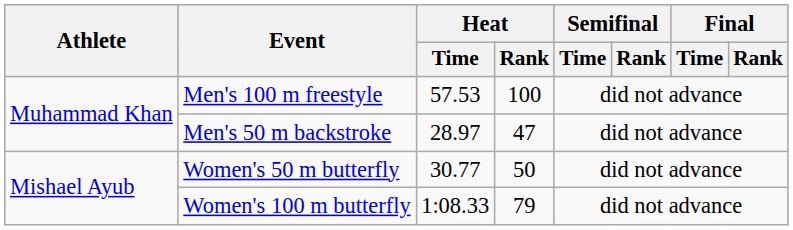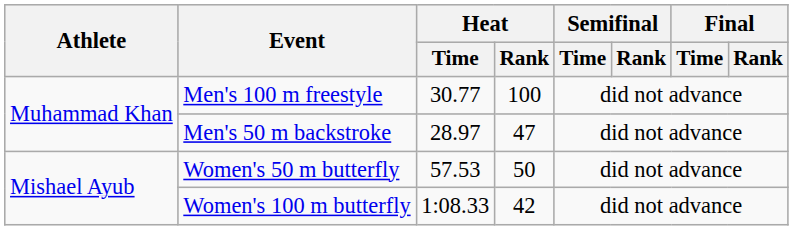(455, 95) 57.53 -> (455, 95) 30.77
(455, 169) 30.77 -> (455, 169) 57.53
(524, 206) 79 -> (524, 206) 42
